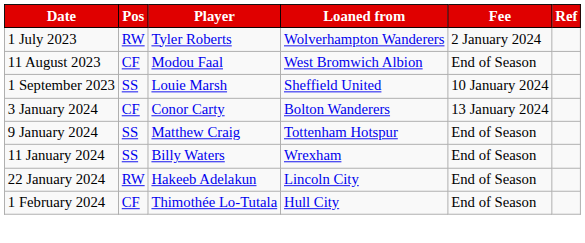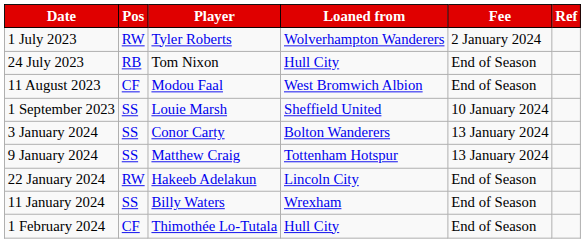+ row: (46, 62)
(131, 109) CF -> (130, 132) SS
(494, 132) End of Season -> (500, 156) 13 January 2024
rows swapped: (56, 156) <-> (57, 179)
